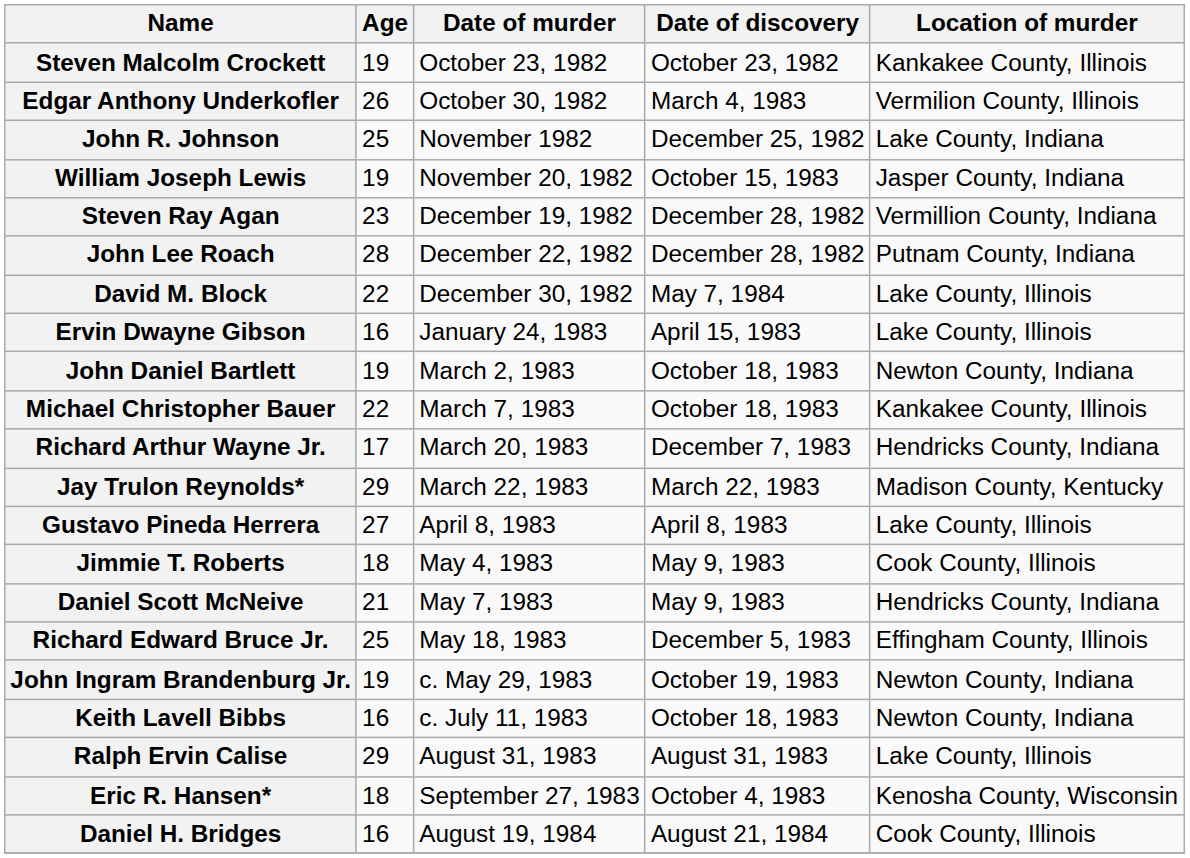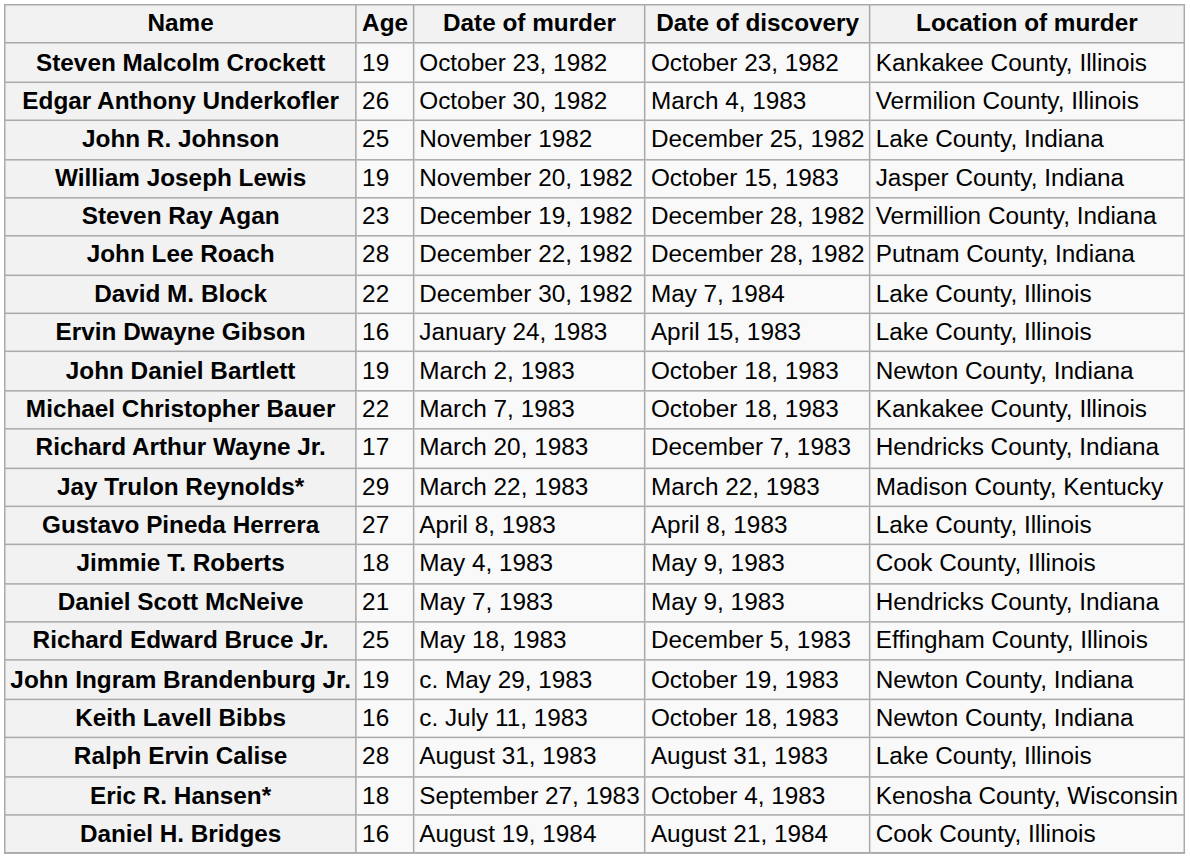(376, 756) 29 -> (376, 756) 28
